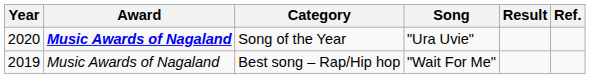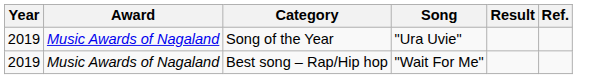(24, 39) 2020 -> (24, 39) 2019
(139, 39) bold -> (133, 39) normal
